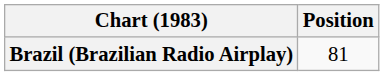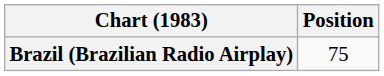(338, 53) 81 -> (338, 53) 75
